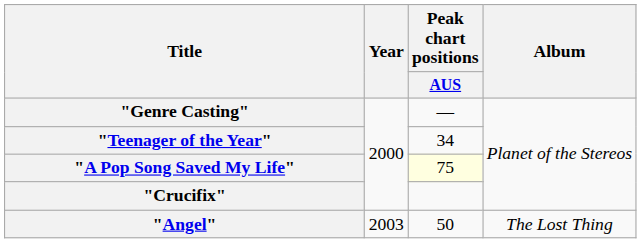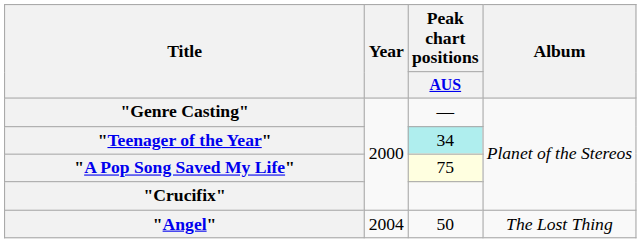(445, 140) no background -> (445, 140) paleturquoise background
(386, 223) 2003 -> (386, 223) 2004
